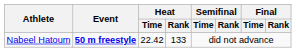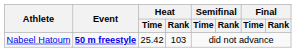(152, 40) 22.42 -> (152, 40) 25.42
(179, 40) 133 -> (179, 40) 103
